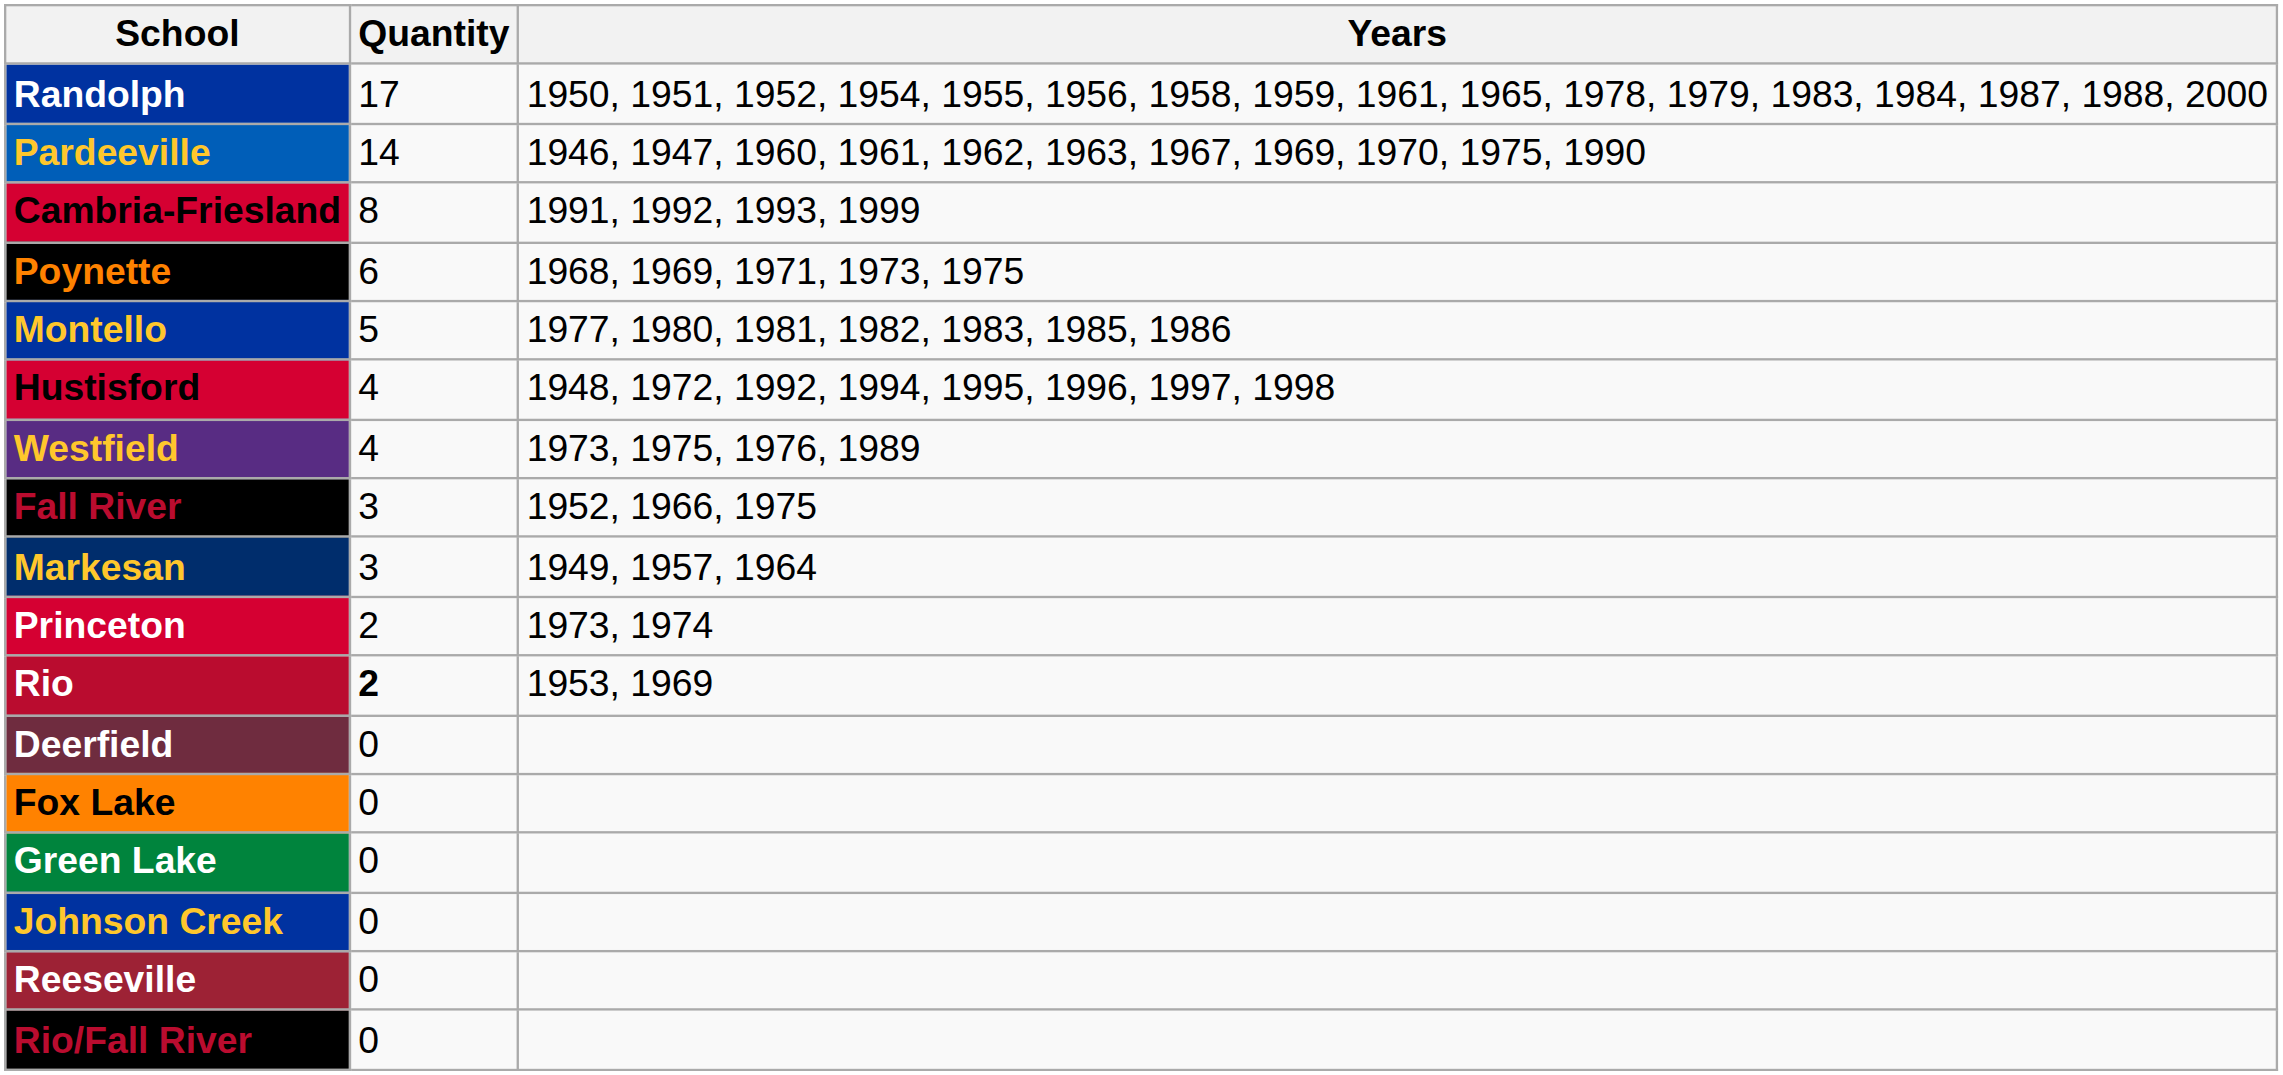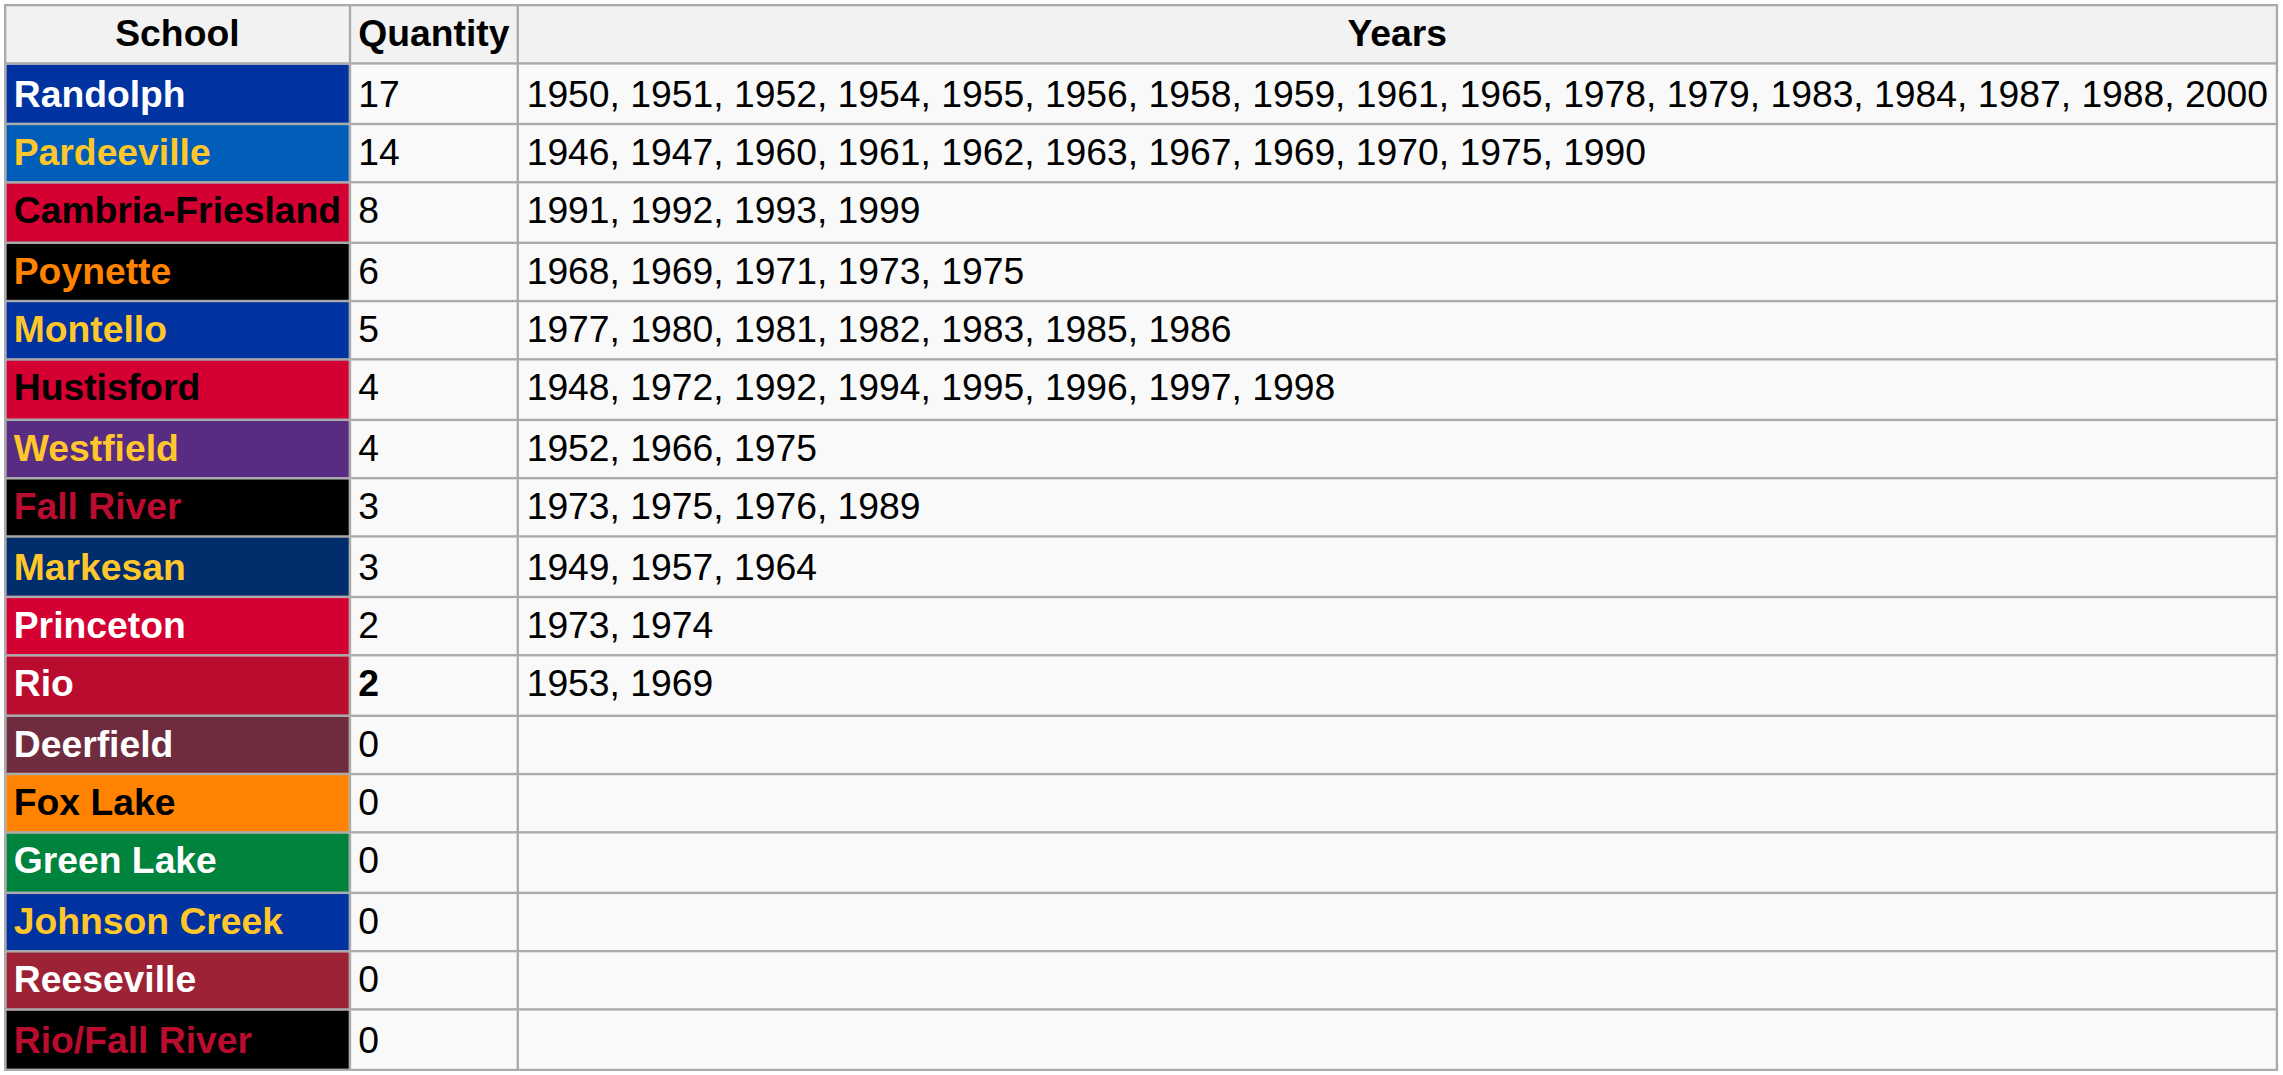(724, 447) 1973, 1975, 1976, 1989 -> (672, 447) 1952, 1966, 1975
(672, 507) 1952, 1966, 1975 -> (724, 507) 1973, 1975, 1976, 1989
